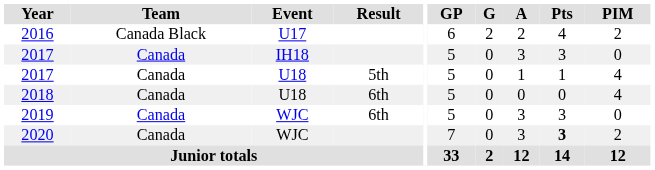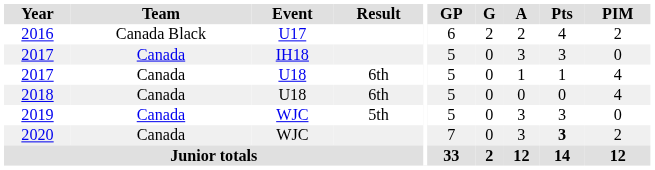(379, 74) 5th -> (379, 74) 6th
(379, 115) 6th -> (379, 115) 5th
